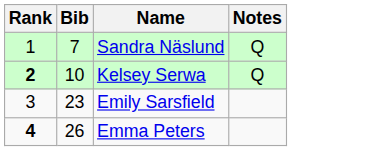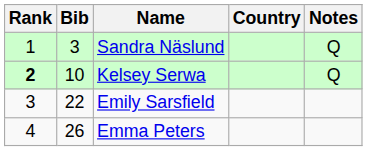+ column: (267, 18)
(75, 46) 7 -> (75, 46) 3
(75, 103) 23 -> (75, 103) 22
(30, 131) bold -> (30, 131) normal
